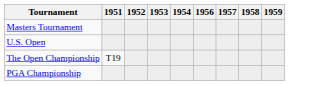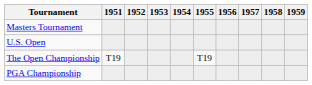+ column: (205, 12)
